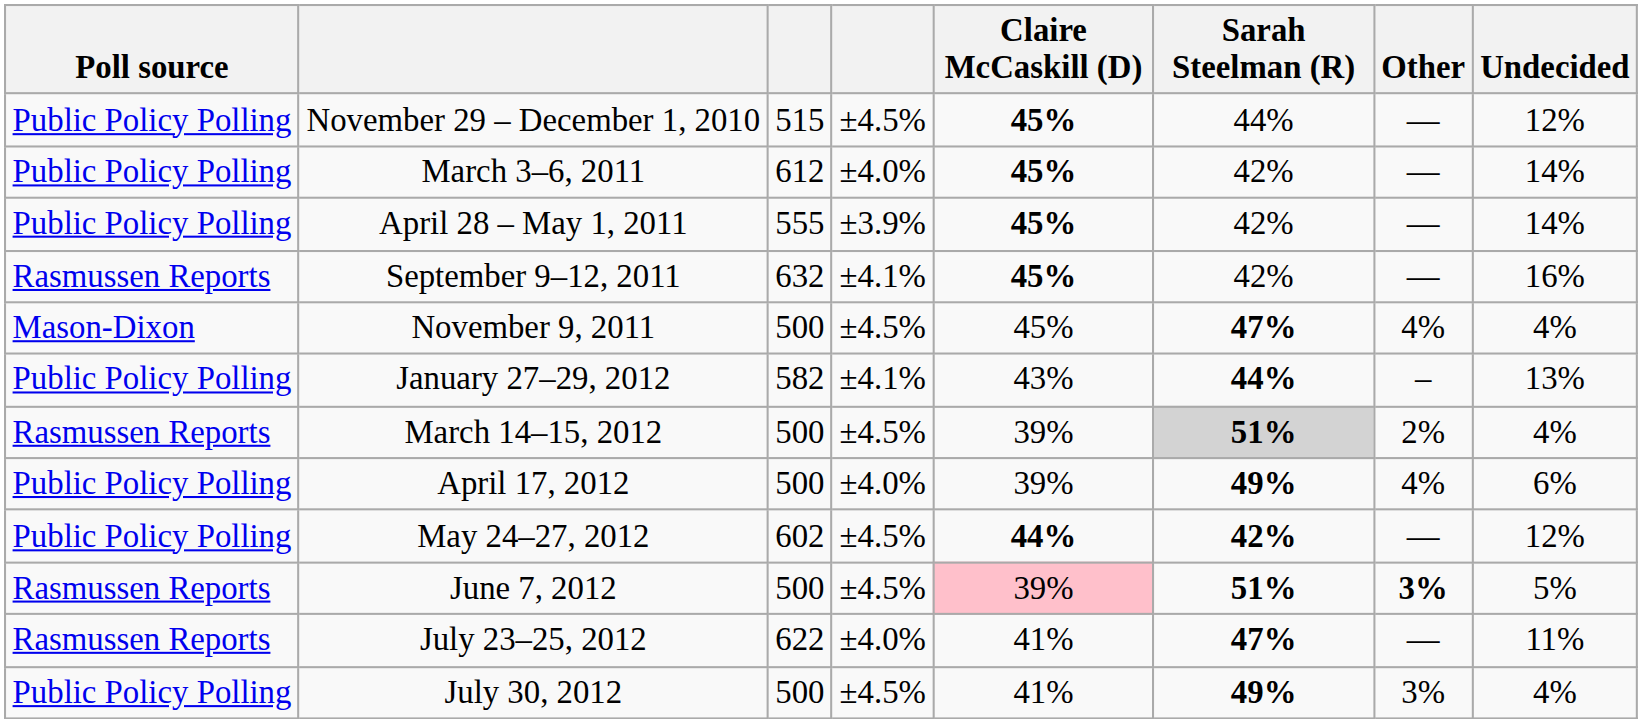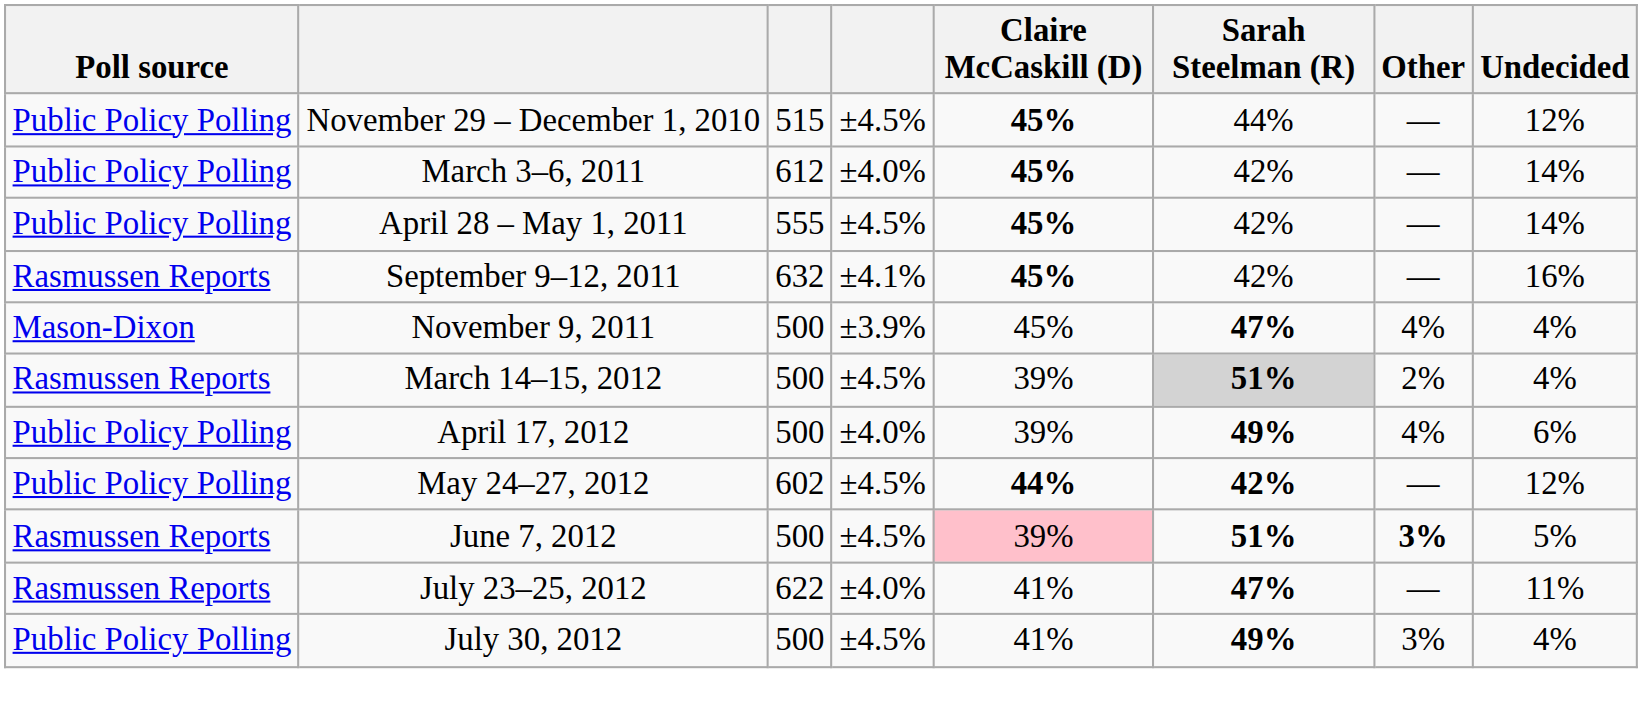(883, 223) ±3.9% -> (883, 223) ±4.5%
(883, 327) ±4.5% -> (883, 327) ±3.9%
- row: (533, 379)
